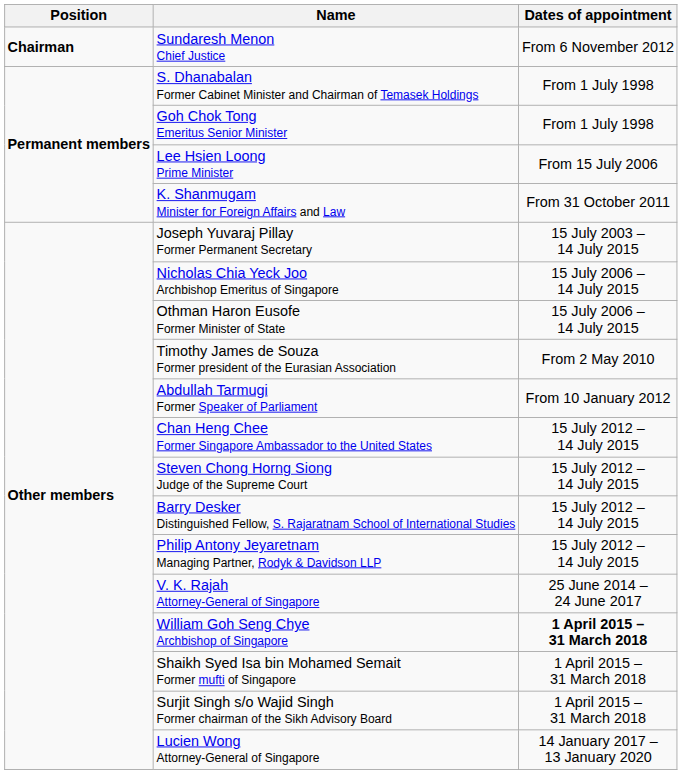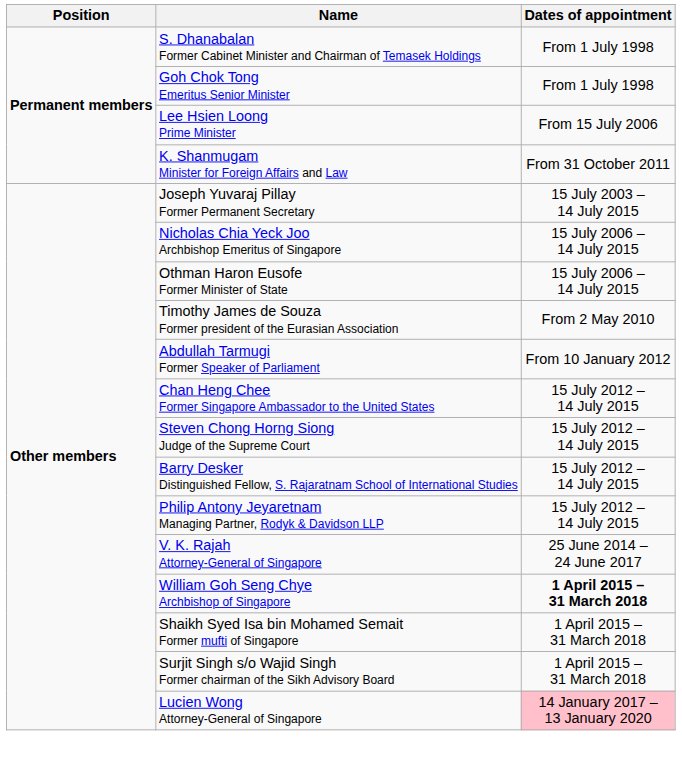- row: (215, 46)
(598, 749) no background -> (598, 710) pink background
